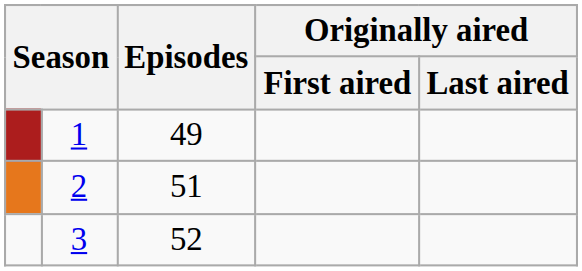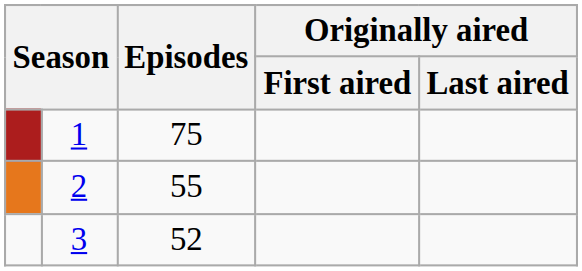(186, 134) 49 -> (186, 134) 75
(186, 186) 51 -> (186, 186) 55
